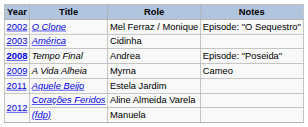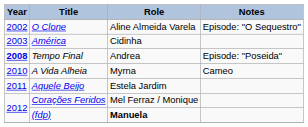(154, 27) Mel Ferraz / Monique -> (153, 27) Aline Almeida Varela
(17, 71) 2009 -> (17, 71) 2010
(153, 101) Aline Almeida Varela -> (154, 101) Mel Ferraz / Monique
(128, 116) normal -> (129, 116) bold
